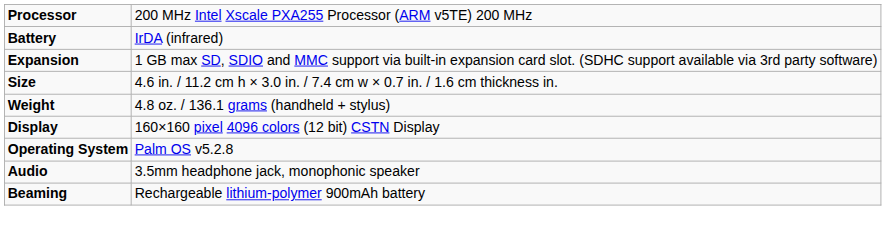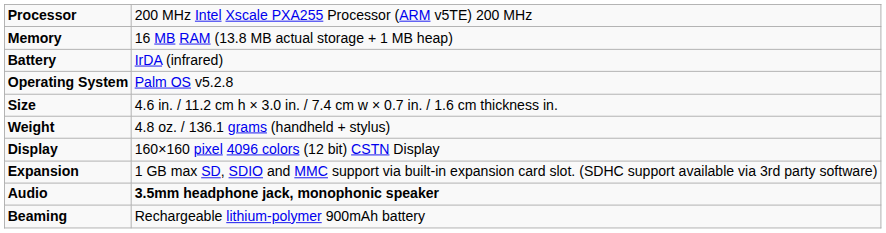+ row: (35, 37)
rows swapped: (68, 149) <-> (43, 60)
(277, 171) normal -> (287, 194) bold
